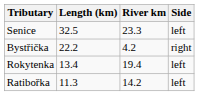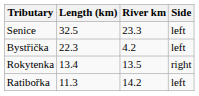(69, 47) 22.2 -> (69, 47) 22.3
(181, 47) right -> (178, 47) left
(132, 64) 19.4 -> (132, 64) 13.5
(178, 64) left -> (181, 64) right
